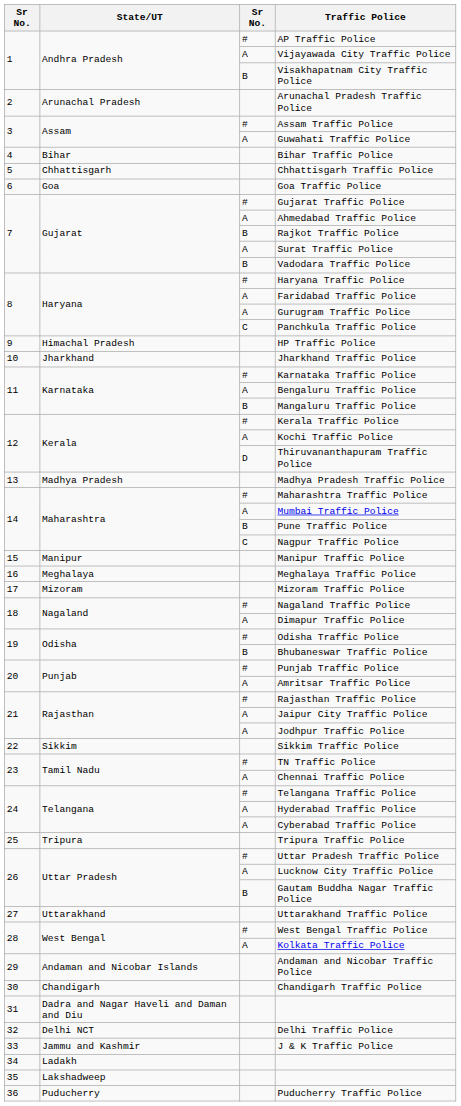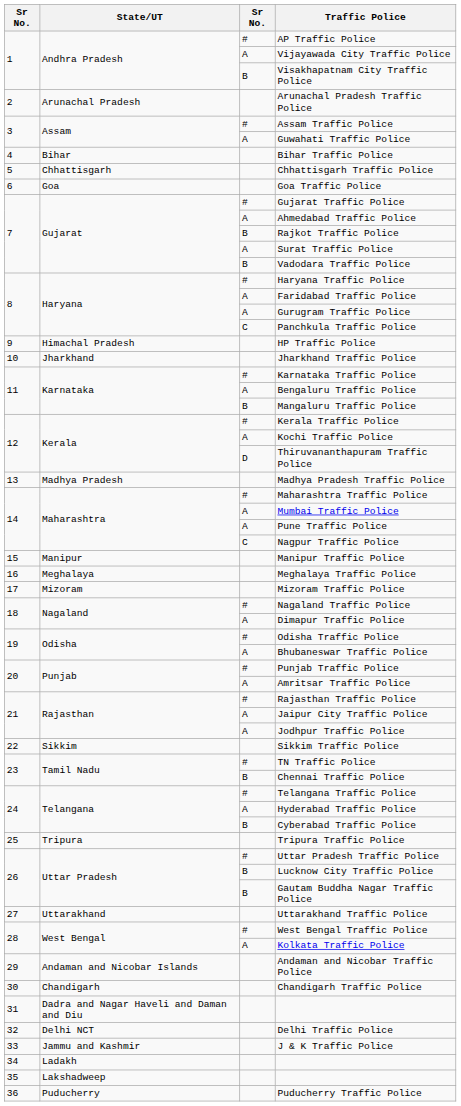(245, 527) B -> (245, 527) A
(245, 652) B -> (245, 652) A
(245, 778) A -> (245, 778) B
(245, 825) A -> (245, 825) B
(245, 872) A -> (245, 872) B
